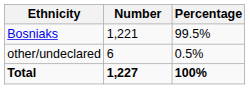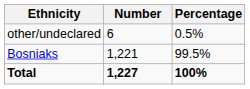rows swapped: (33, 34) <-> (54, 53)
